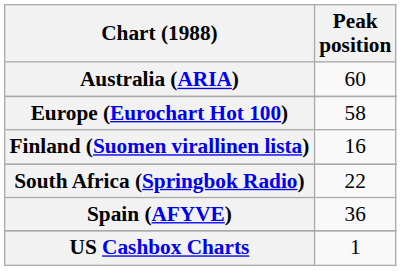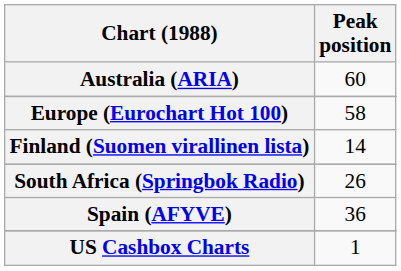(355, 146) 16 -> (355, 146) 14
(355, 180) 22 -> (355, 180) 26
